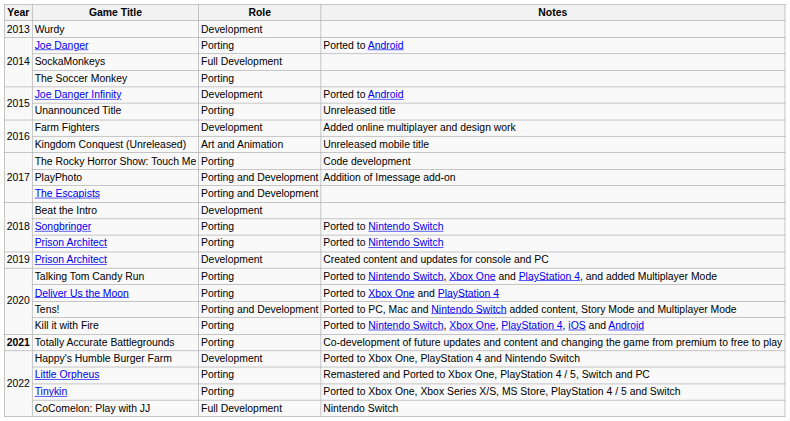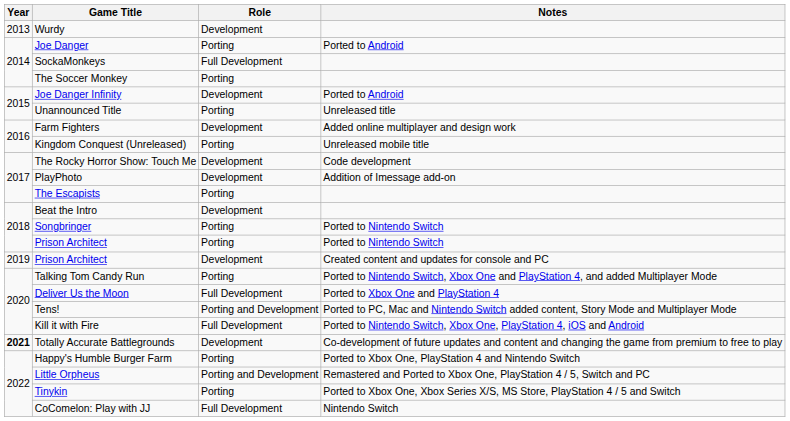(242, 144) Art and Animation -> (218, 144) Porting
(218, 161) Porting -> (232, 161) Development
(260, 177) Porting and Development -> (232, 177) Development
(260, 194) Porting and Development -> (218, 194) Porting
(218, 293) Porting -> (242, 293) Full Development
(218, 326) Porting -> (242, 326) Full Development
(218, 342) Porting -> (232, 342) Development
(232, 359) Development -> (218, 359) Porting
(218, 375) Porting -> (260, 375) Porting and Development
